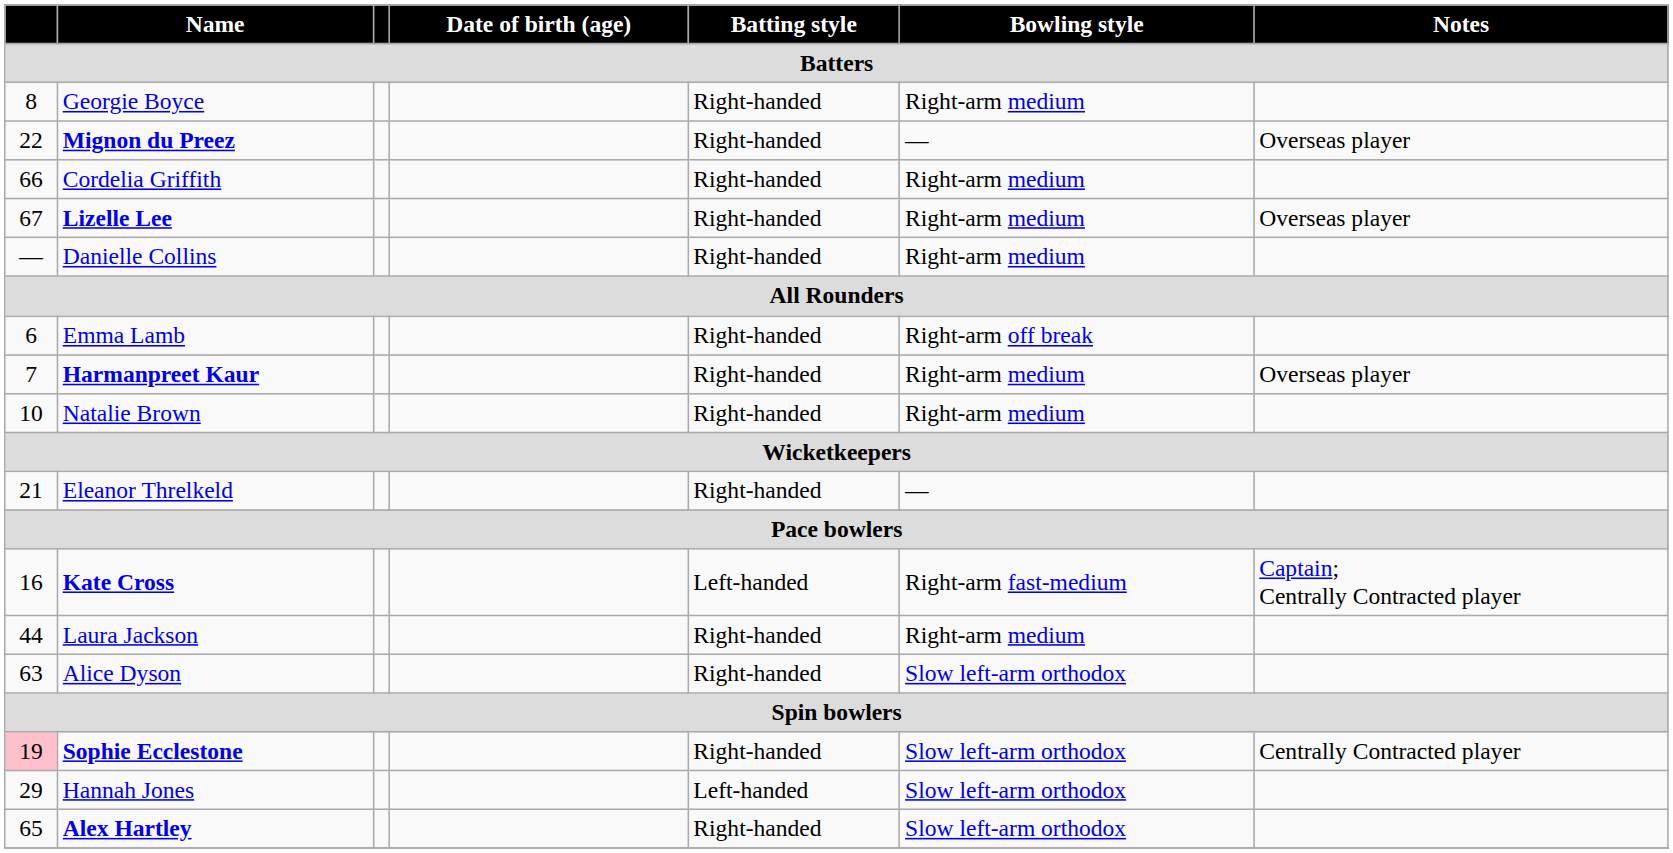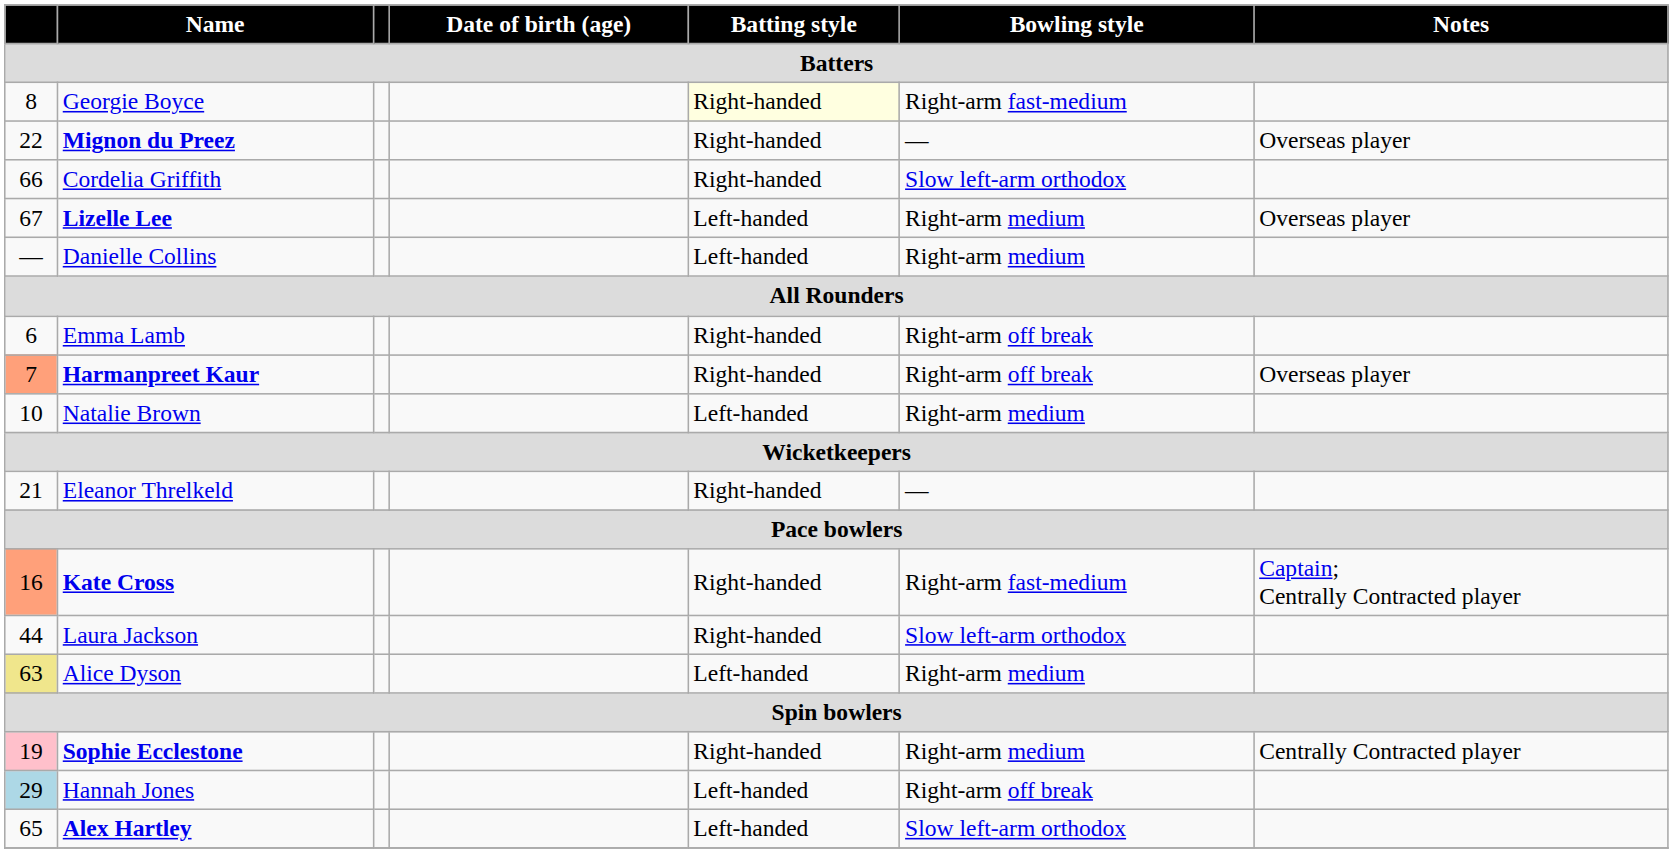(757, 101) no background -> (757, 101) lightyellow background
(995, 101) Right-arm medium -> (1016, 101) Right-arm fast-medium
(995, 179) Right-arm medium -> (1016, 179) Slow left-arm orthodox
(757, 218) Right-handed -> (751, 218) Left-handed
(757, 257) Right-handed -> (751, 257) Left-handed
(31, 373) no background -> (31, 373) lightsalmon background
(995, 373) Right-arm medium -> (999, 373) Right-arm off break
(757, 412) Right-handed -> (751, 412) Left-handed
(31, 581) no background -> (31, 581) lightsalmon background
(751, 581) Left-handed -> (757, 581) Right-handed
(995, 634) Right-arm medium -> (1016, 634) Slow left-arm orthodox
(31, 673) no background -> (31, 673) khaki background
(757, 673) Right-handed -> (751, 673) Left-handed
(1016, 673) Slow left-arm orthodox -> (995, 673) Right-arm medium
(1016, 751) Slow left-arm orthodox -> (995, 751) Right-arm medium
(31, 790) no background -> (31, 790) lightblue background
(1016, 790) Slow left-arm orthodox -> (999, 790) Right-arm off break
(757, 828) Right-handed -> (751, 828) Left-handed
